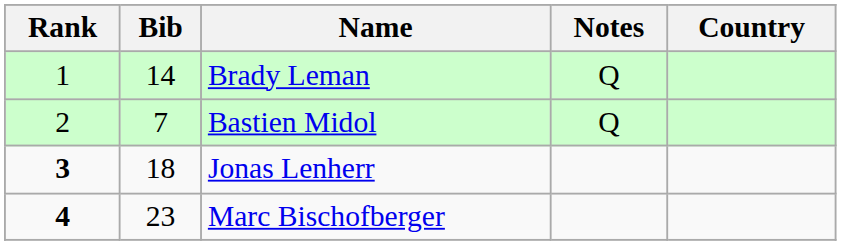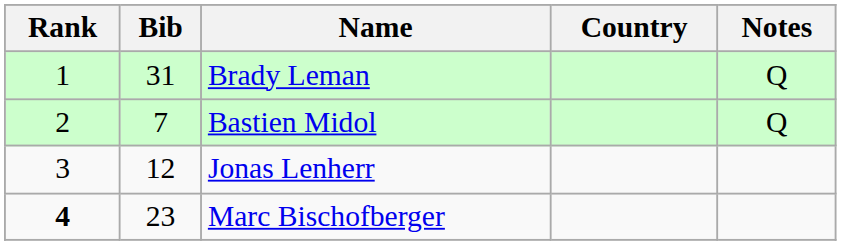columns swapped: (752, 27) <-> (609, 27)
(161, 74) 14 -> (161, 74) 31
(63, 168) bold -> (63, 168) normal
(161, 168) 18 -> (161, 168) 12
